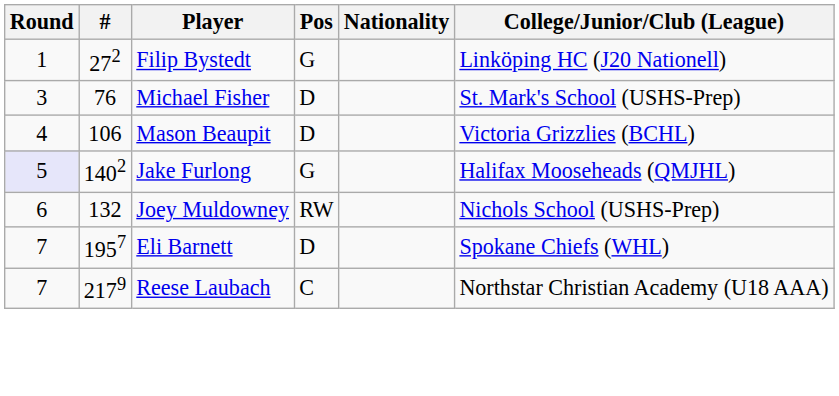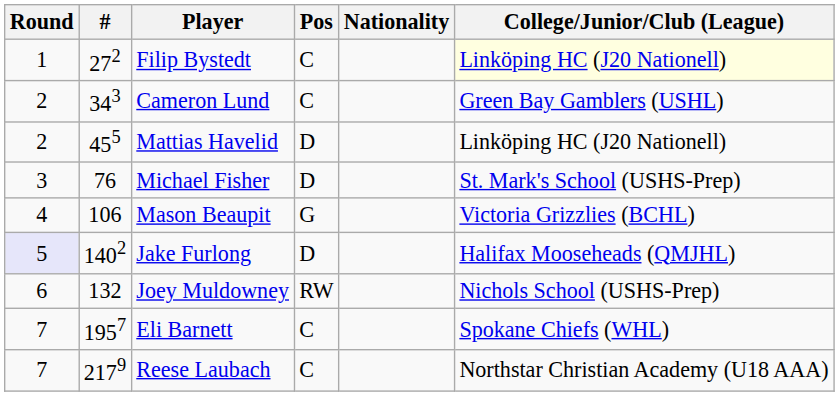(307, 60) G -> (307, 60) C
(593, 60) no background -> (593, 60) lightyellow background
+ row: (203, 100)
+ row: (207, 141)
(307, 133) D -> (307, 215) G
(307, 171) G -> (307, 253) D
(307, 247) D -> (307, 329) C
